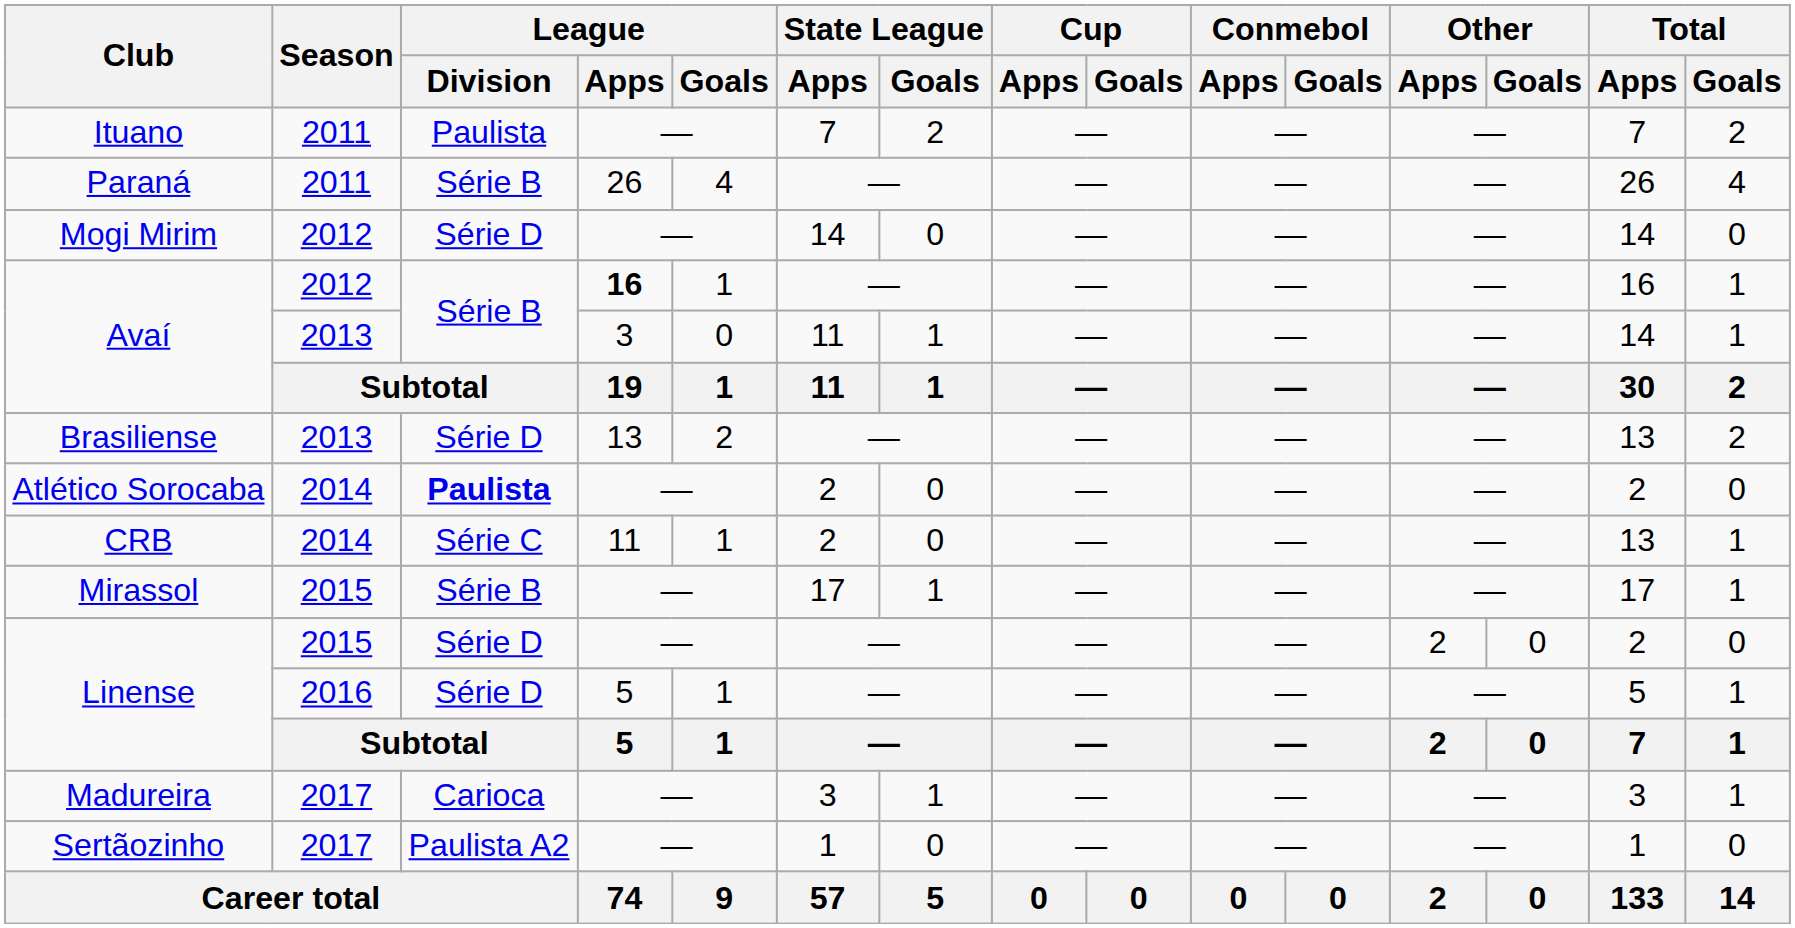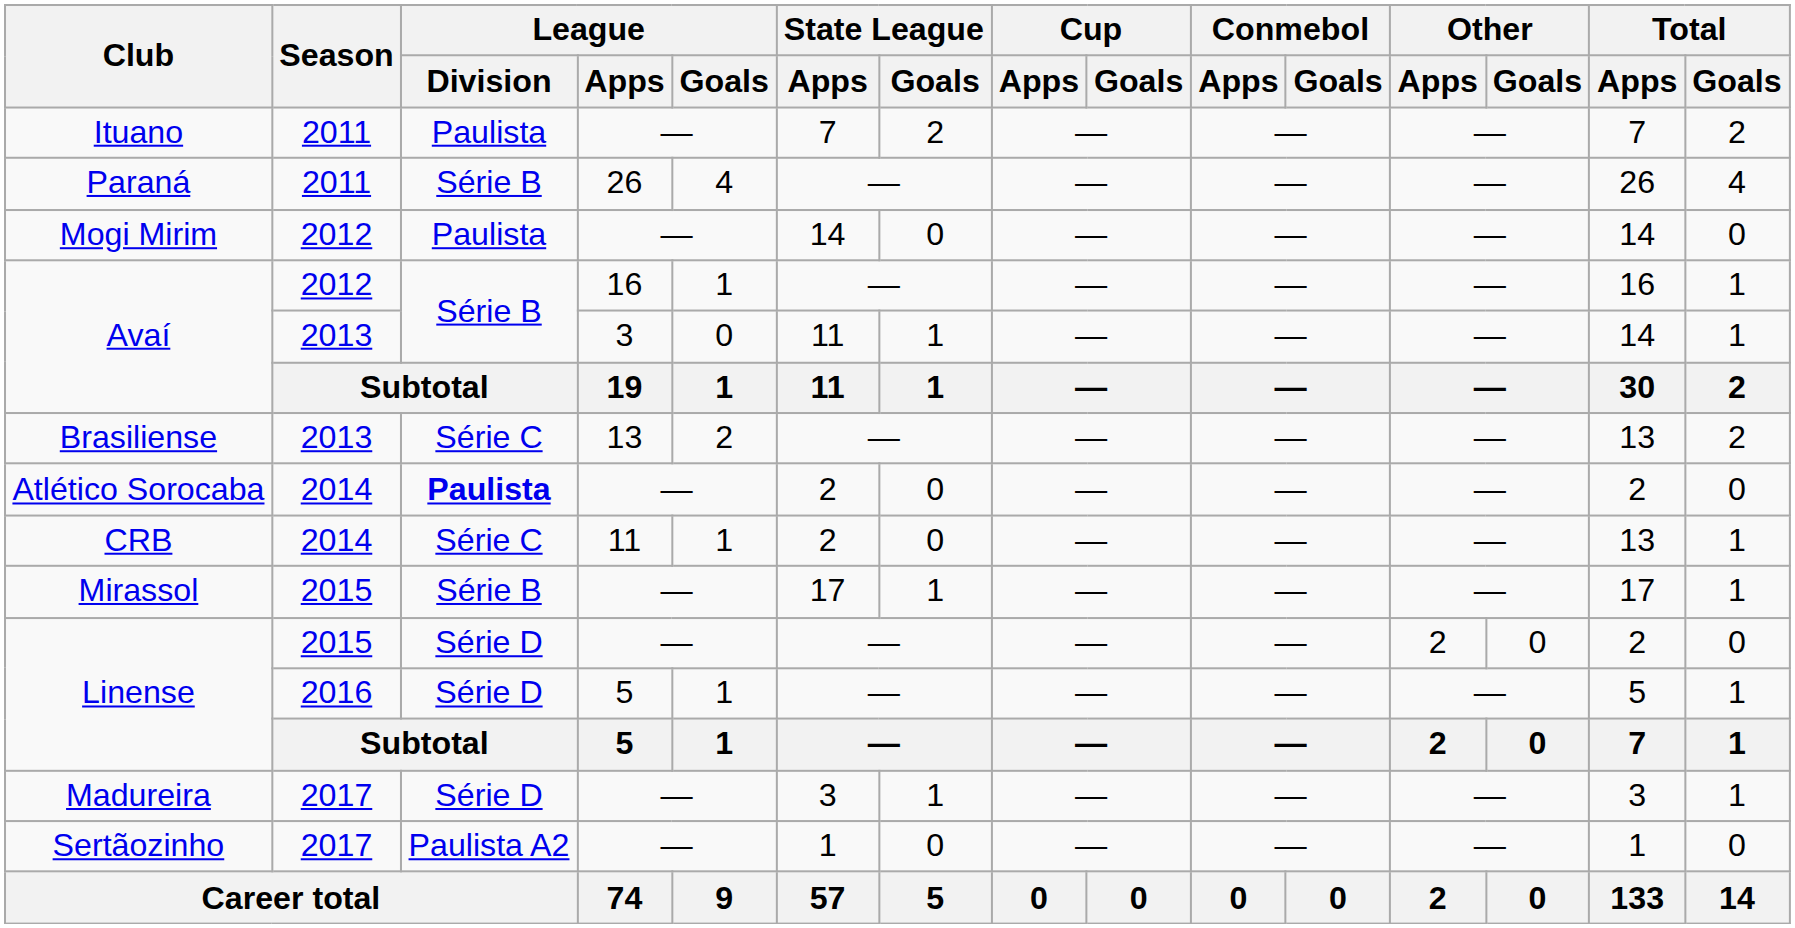(489, 234) Série D -> (489, 234) Paulista
(624, 285) bold -> (624, 285) normal
(489, 438) Série D -> (489, 438) Série C
(489, 795) Carioca -> (489, 795) Série D
